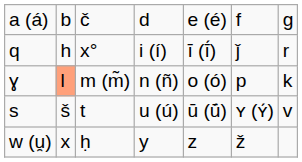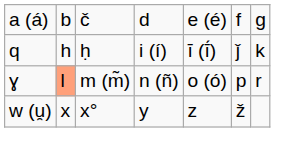(89, 50) x° -> (85, 50) ḥ
(286, 50) r -> (260, 50) k
(287, 80) k -> (258, 80) r
- row: (159, 111)
(85, 141) ḥ -> (89, 111) x°
